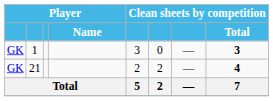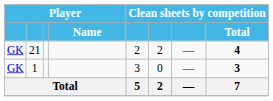rows swapped: (35, 68) <-> (35, 50)
